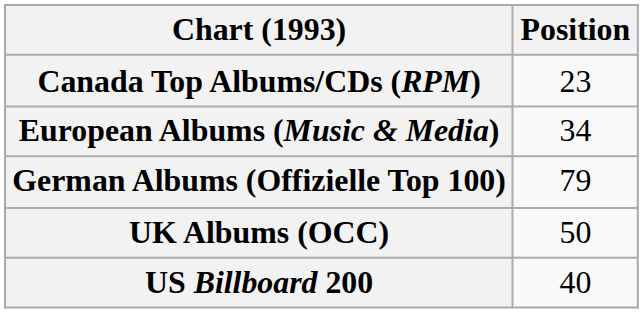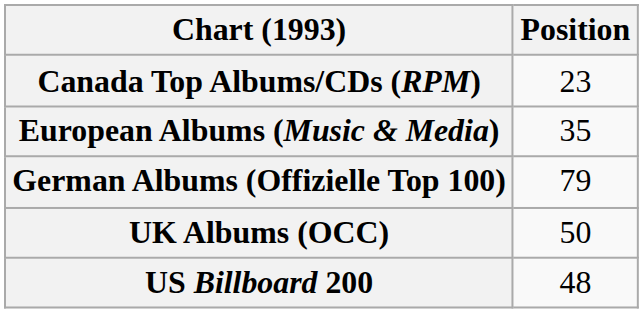(575, 130) 34 -> (575, 130) 35
(575, 282) 40 -> (575, 282) 48
